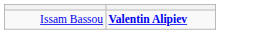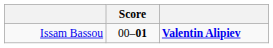+ column: (132, 14)
